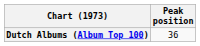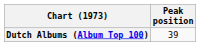(173, 35) 36 -> (173, 35) 39
